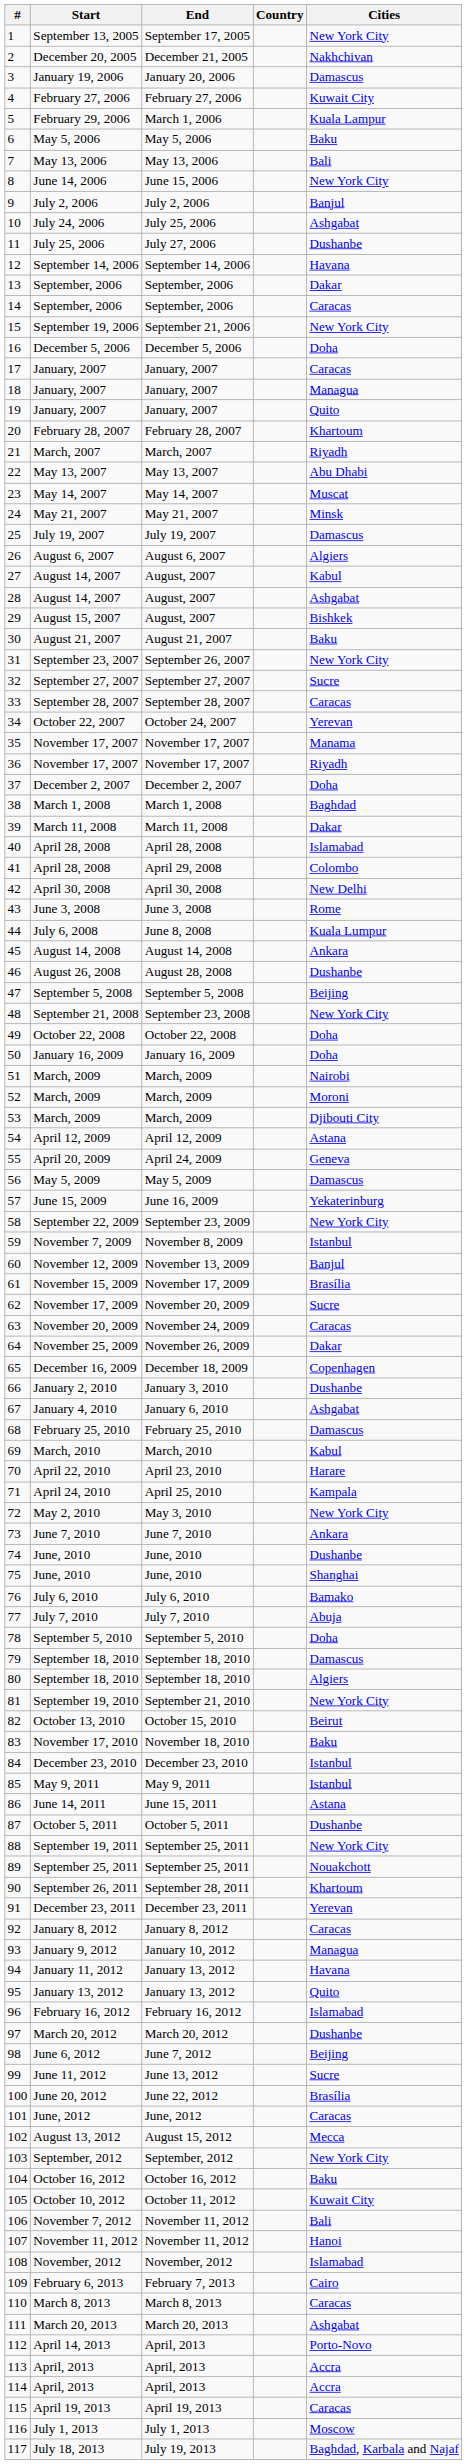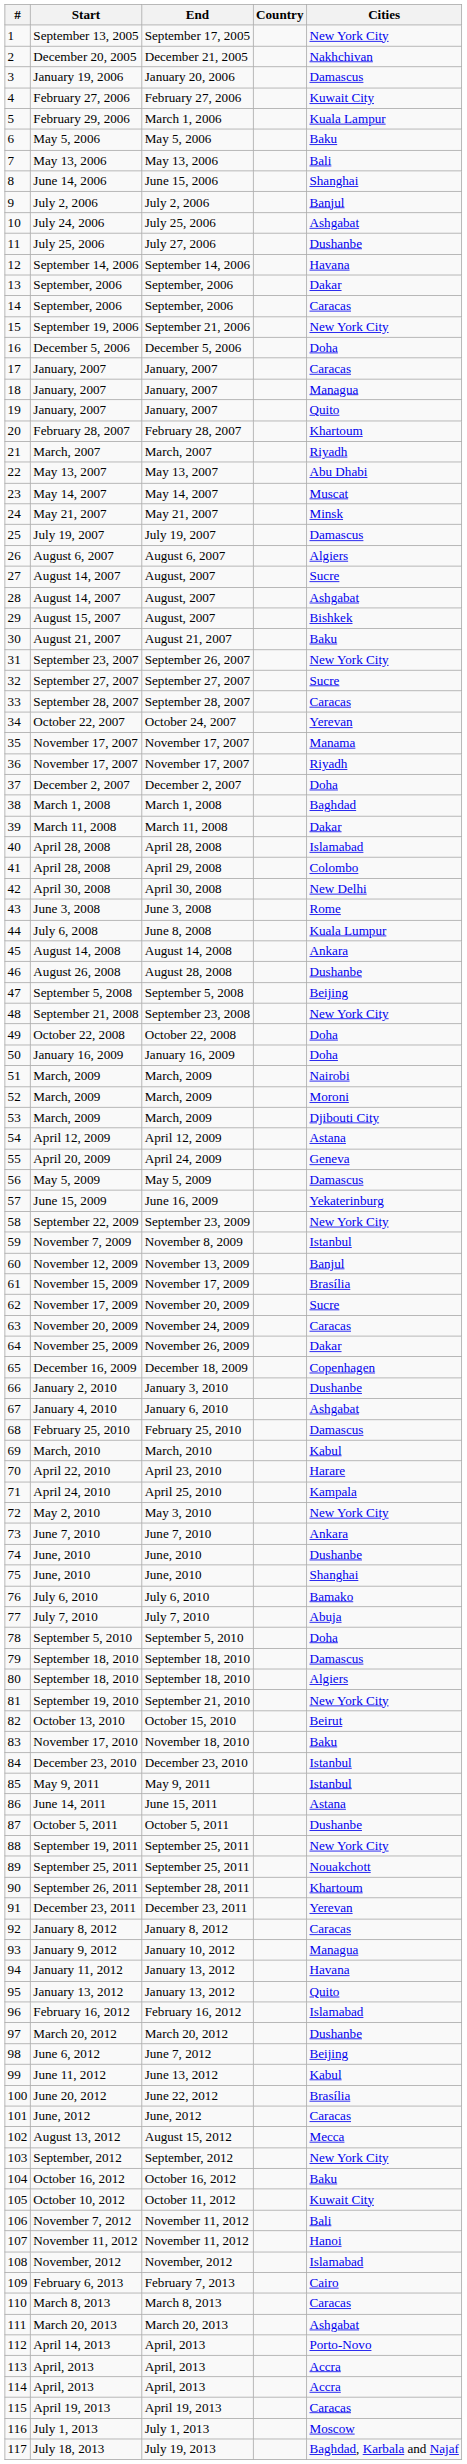(349, 181) New York City -> (334, 181) Shanghai
(326, 576) Kabul -> (324, 576) Sucre
(324, 2074) Sucre -> (326, 2074) Kabul
